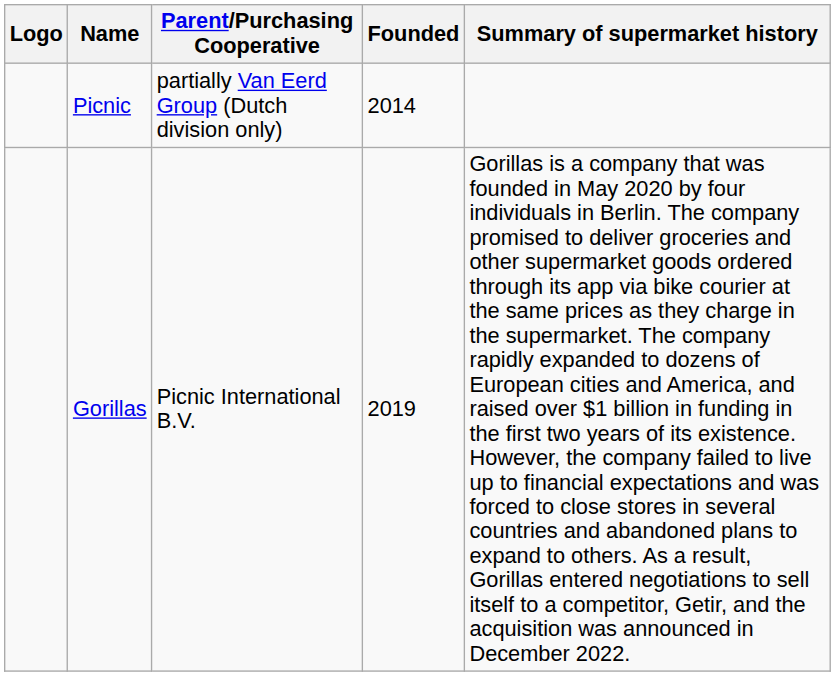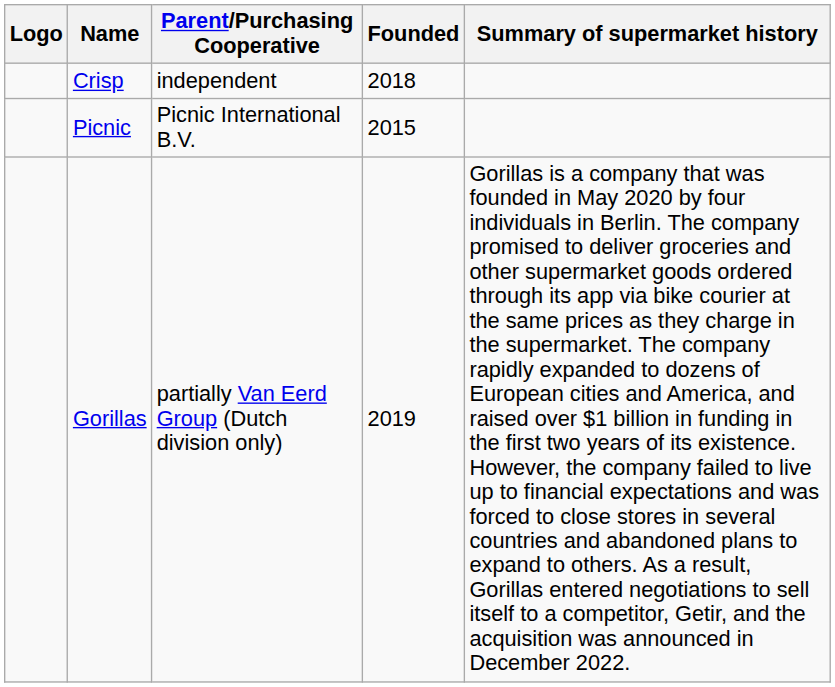+ row: (98, 80)
(242, 105) partially Van Eerd Group (Dutch division only) -> (249, 127) Picnic International B.V.
(392, 105) 2014 -> (392, 127) 2015
(249, 409) Picnic International B.V. -> (242, 419) partially Van Eerd Group (Dutch division only)
